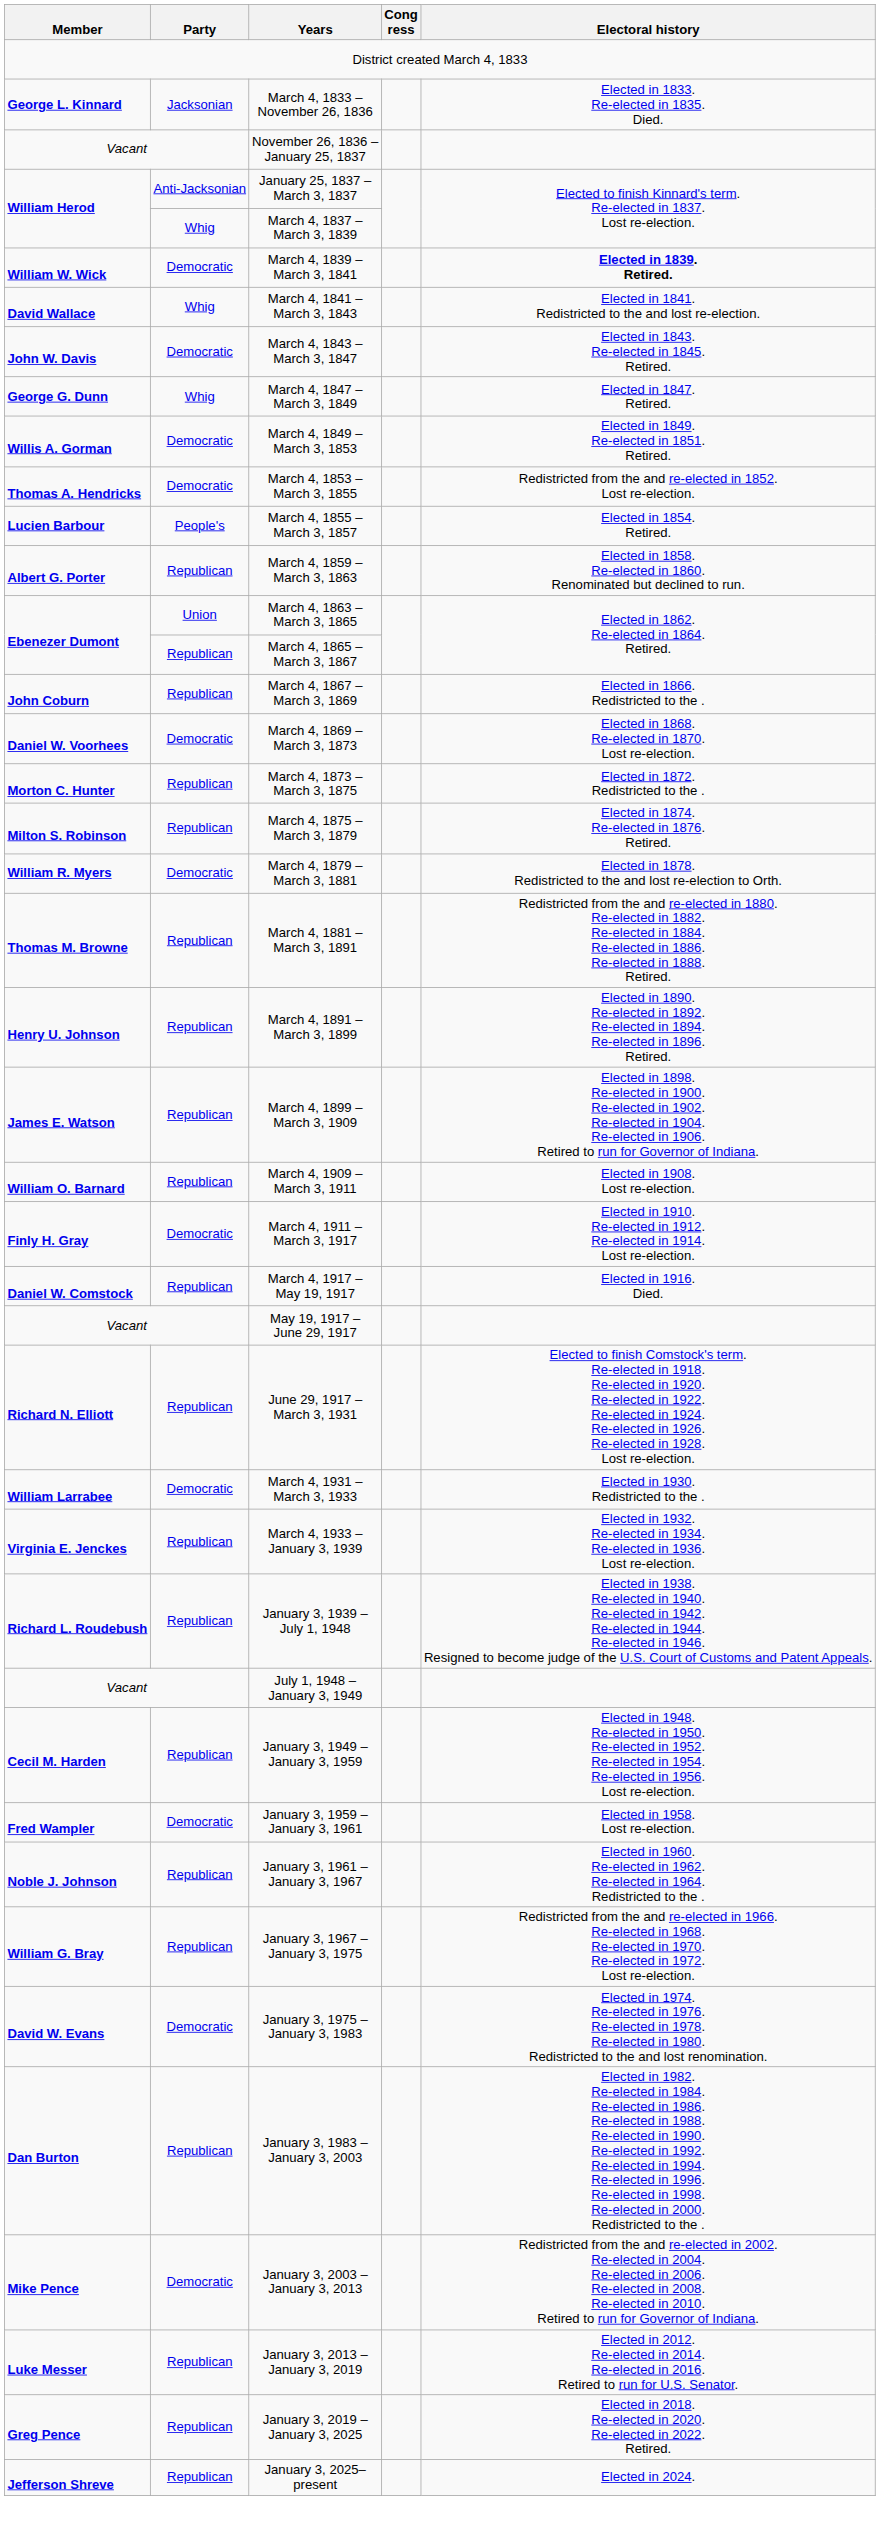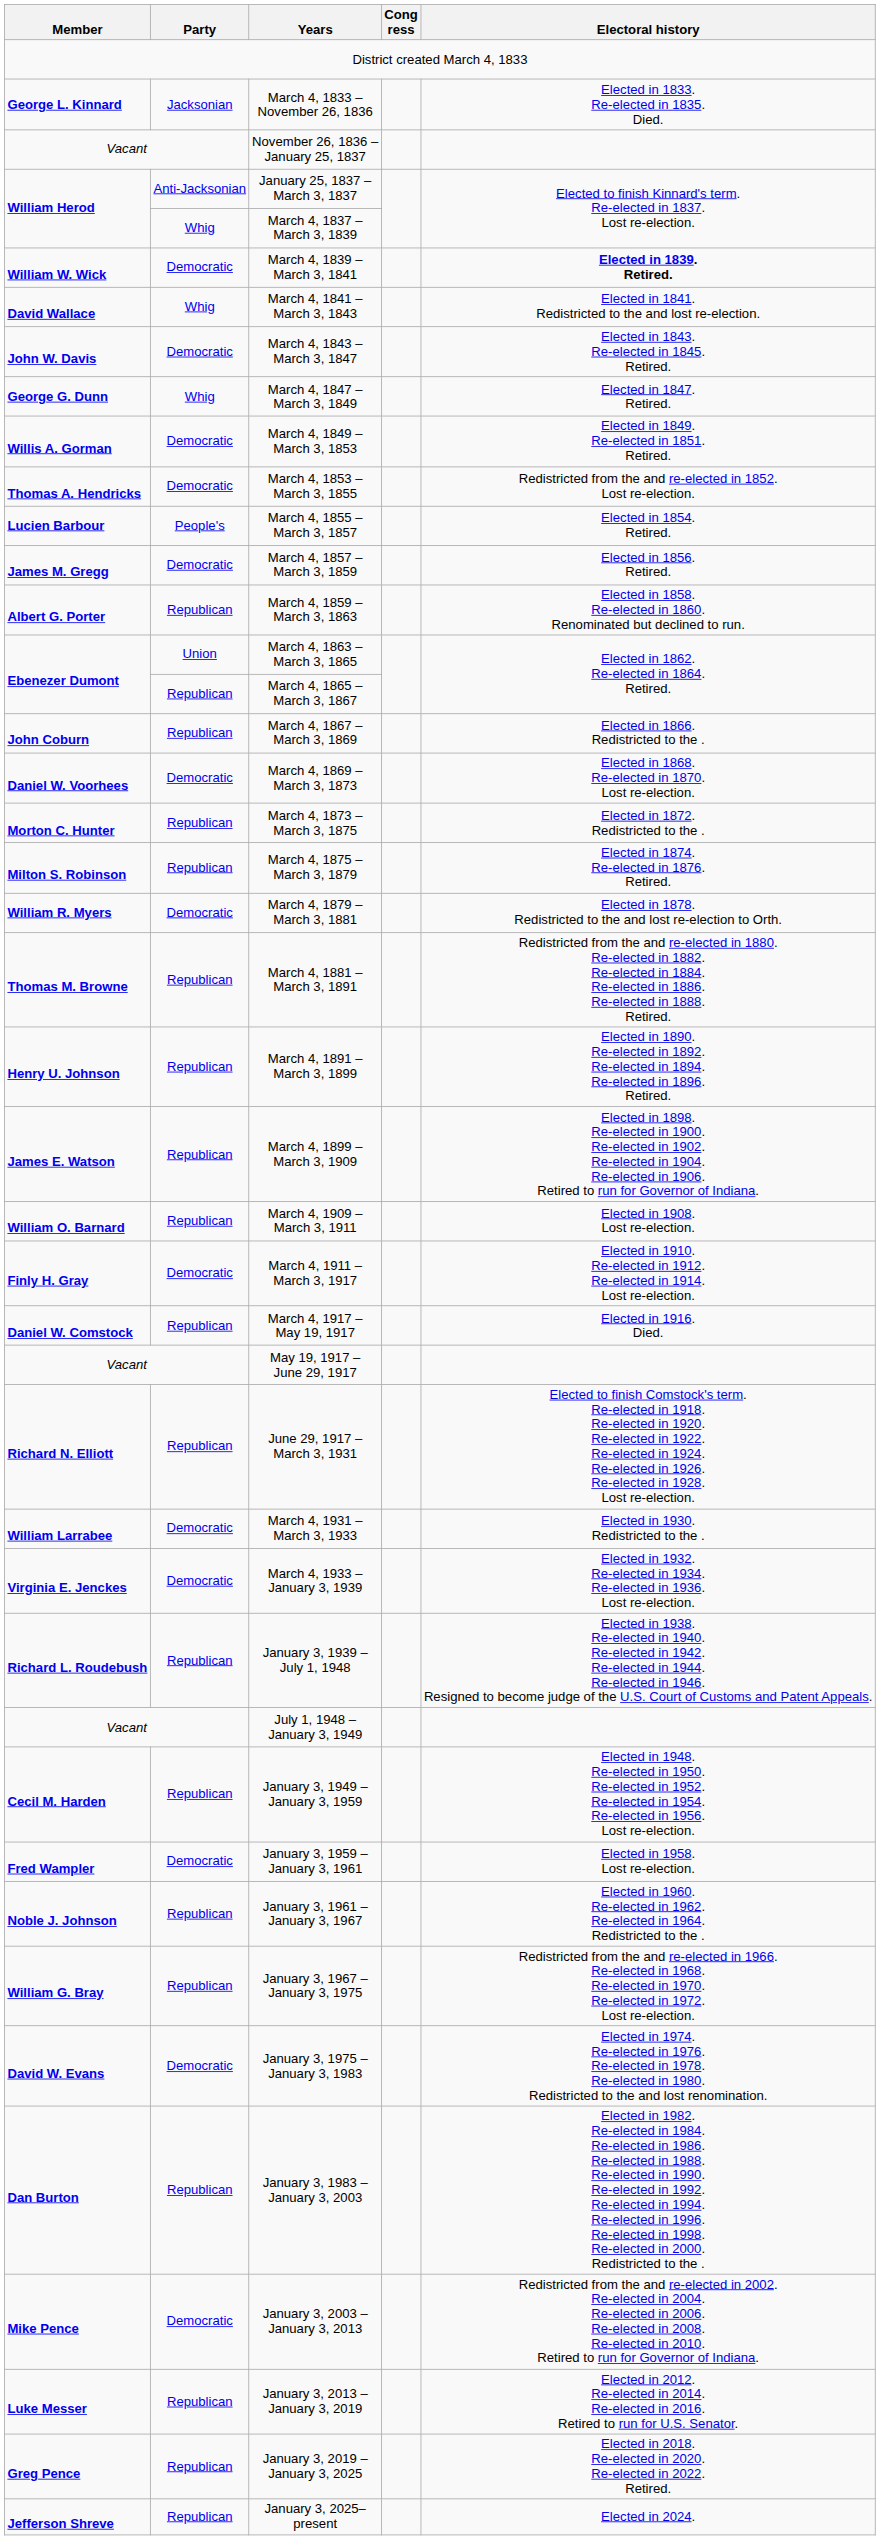+ row: (315, 564)
(200, 1541) Republican -> (200, 1580) Democratic
